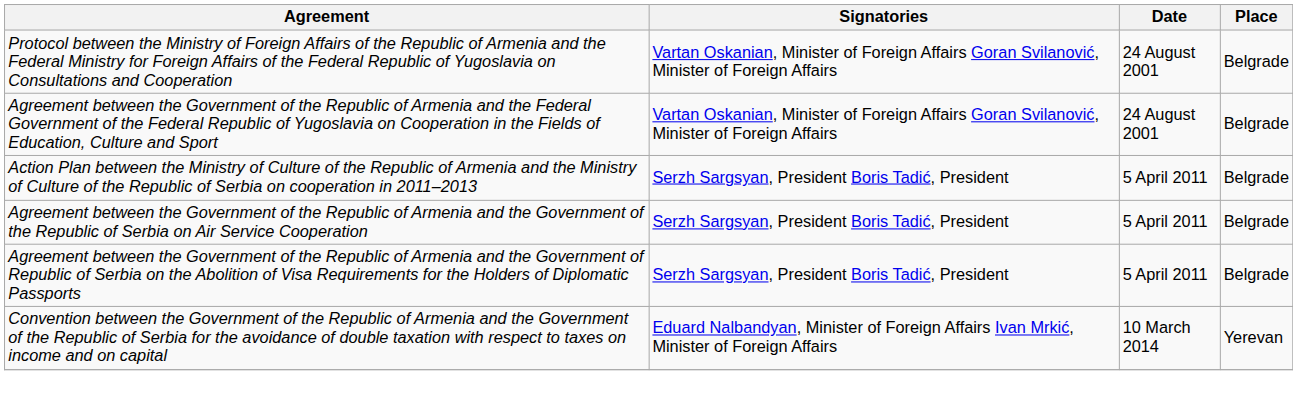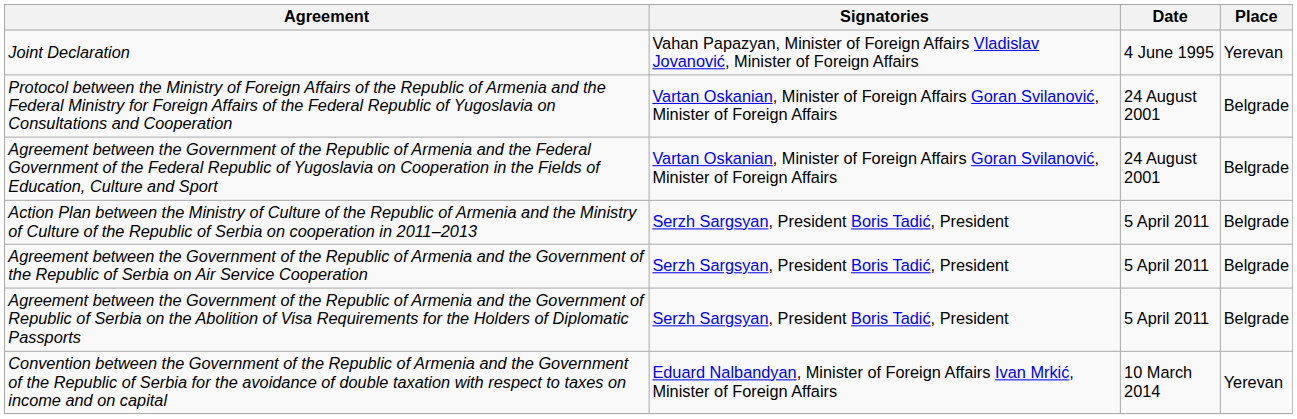+ row: (69, 52)
